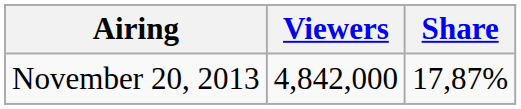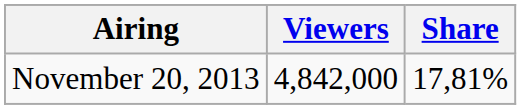(460, 78) 17,87% -> (460, 78) 17,81%
